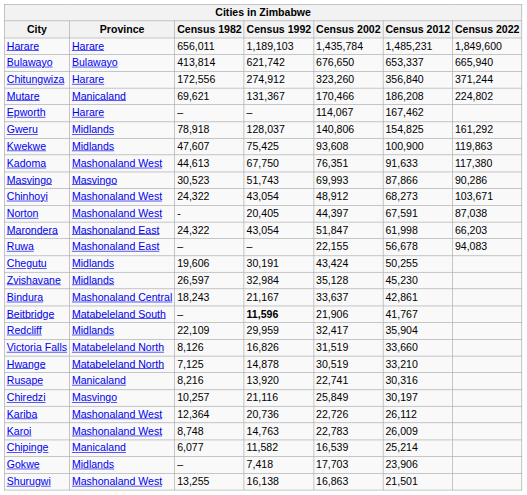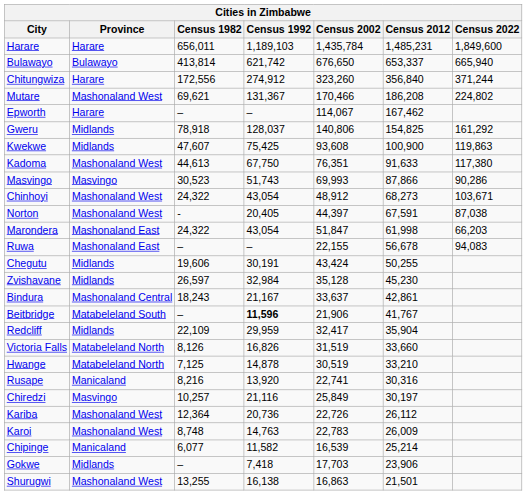(99, 96) Manicaland -> (117, 96) Mashonaland West
